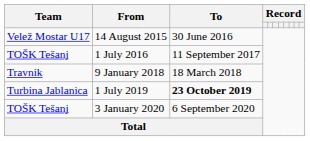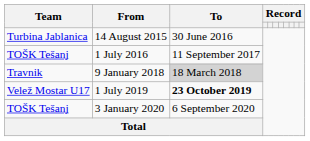(48, 36) Velež Mostar U17 -> (47, 36) Turbina Jablanica
(207, 72) no background -> (207, 72) lightgrey background
(47, 90) Turbina Jablanica -> (48, 90) Velež Mostar U17
